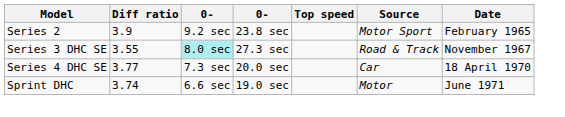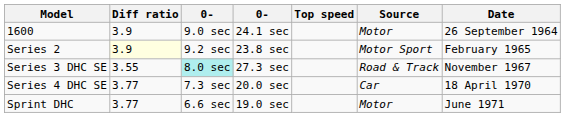+ row: (20, 31)
(122, 31) no background -> (122, 49) lightyellow background
(125, 85) 3.74 -> (125, 103) 3.77
